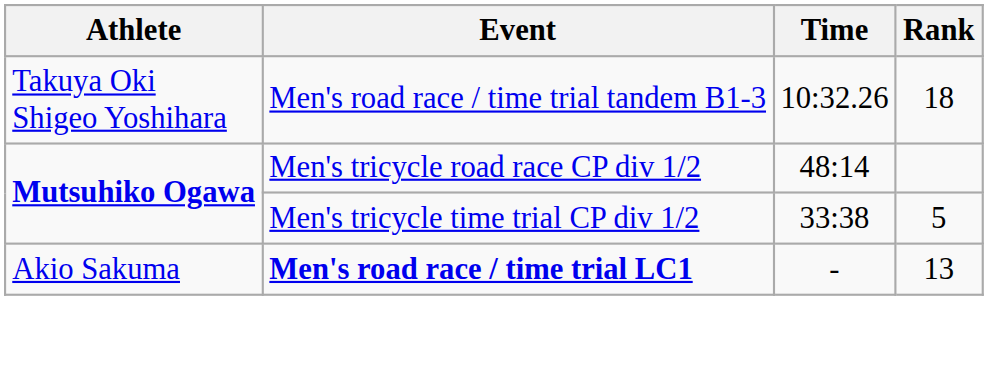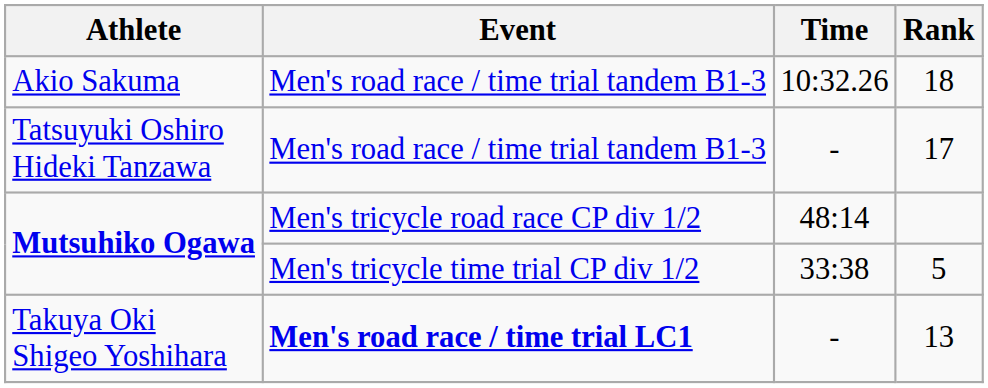(120, 98) Takuya Oki Shigeo Yoshihara -> (96, 80) Akio Sakuma
+ row: (939, 149)
(96, 268) Akio Sakuma -> (120, 337) Takuya Oki Shigeo Yoshihara
